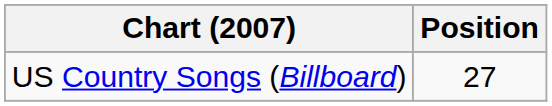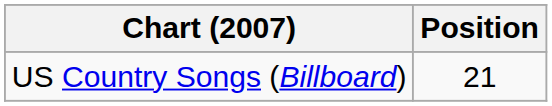(480, 76) 27 -> (480, 76) 21
